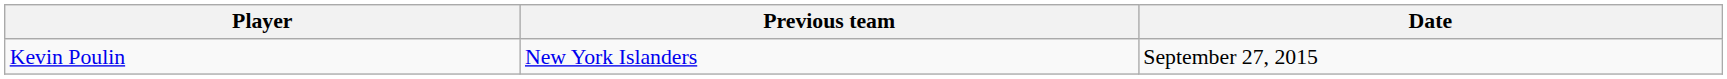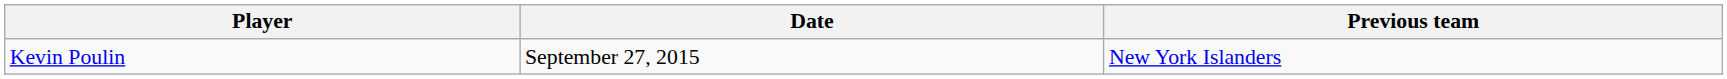columns swapped: (829, 21) <-> (1430, 21)
